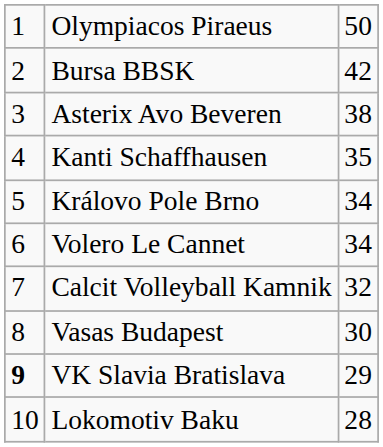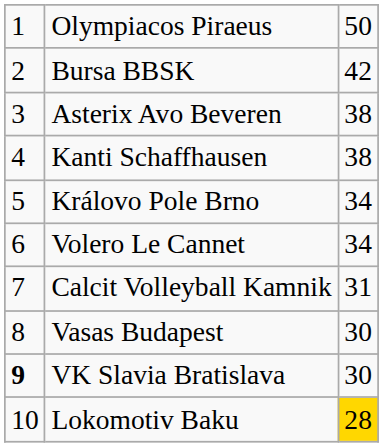(358, 157) 35 -> (358, 157) 38
(358, 288) 32 -> (358, 288) 31
(358, 375) 29 -> (358, 375) 30
(358, 419) no background -> (358, 419) gold background
